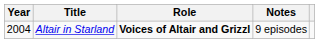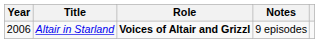(19, 30) 2004 -> (19, 30) 2006
